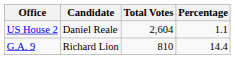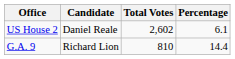(161, 29) 2,604 -> (161, 29) 2,602
(221, 29) 1.1 -> (221, 29) 6.1
